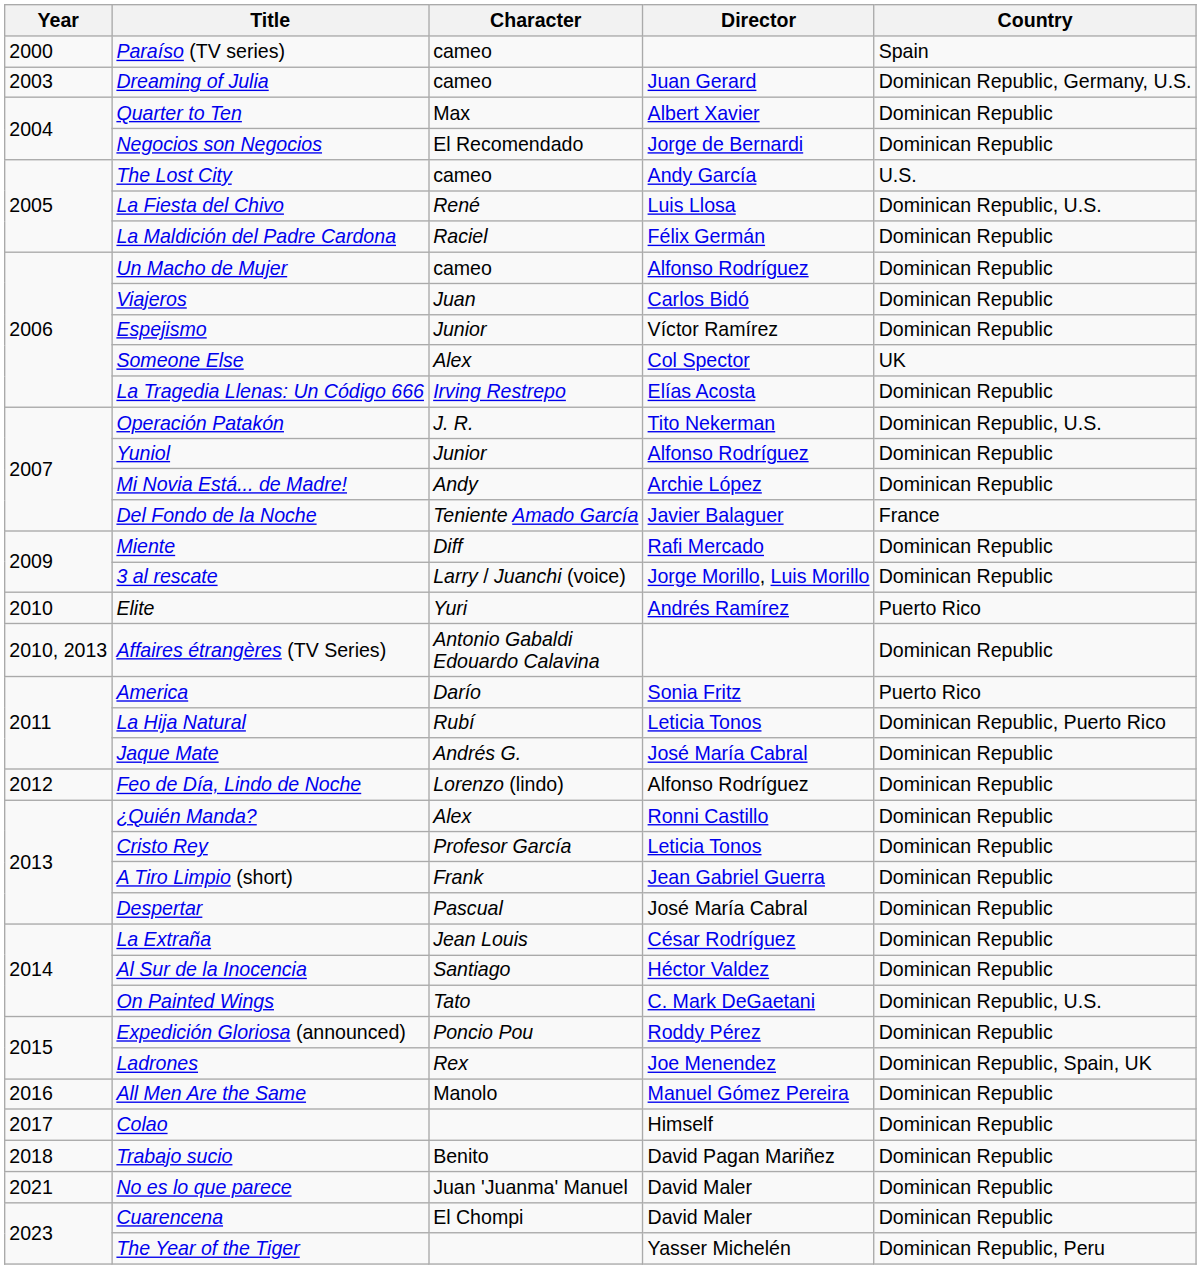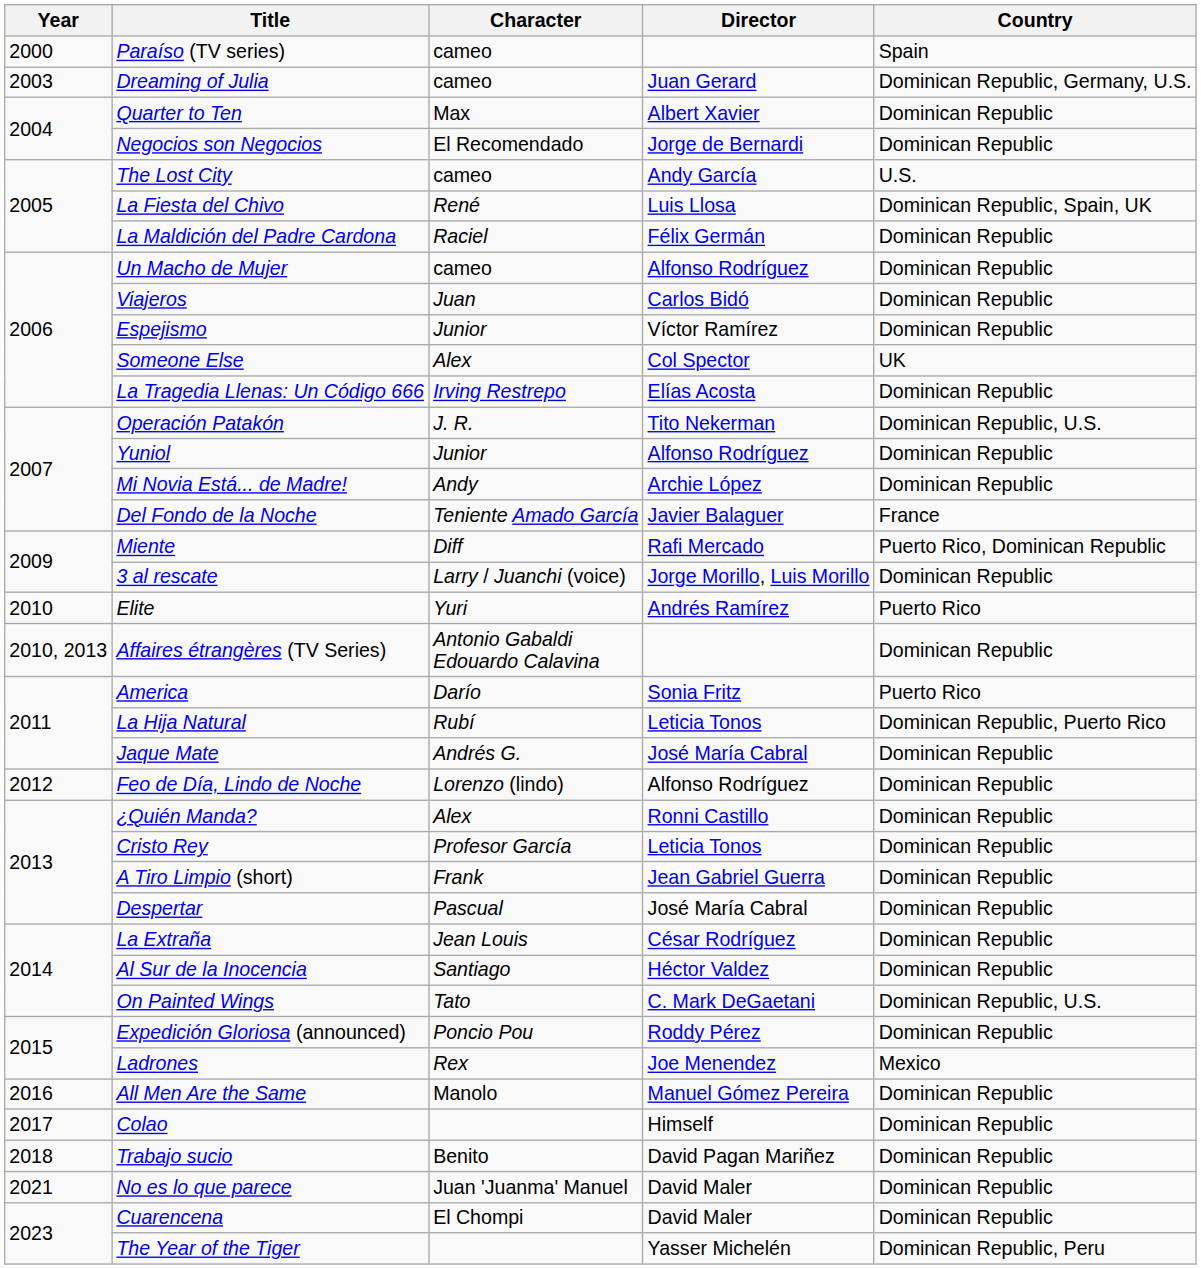(990, 206) Dominican Republic, U.S. -> (1015, 206) Dominican Republic, Spain, UK
(966, 547) Dominican Republic -> (1022, 547) Puerto Rico, Dominican Republic
(1015, 1063) Dominican Republic, Spain, UK -> (910, 1063) Mexico
